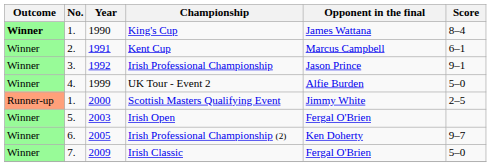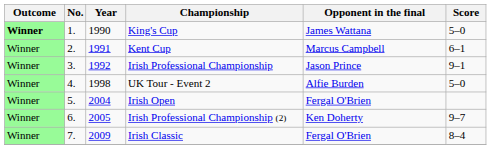(457, 30) 8–4 -> (457, 30) 5–0
(100, 83) 1999 -> (100, 83) 1998
- row: (204, 100)
(100, 118) 2003 -> (100, 100) 2004
(457, 153) 5–0 -> (457, 135) 8–4
